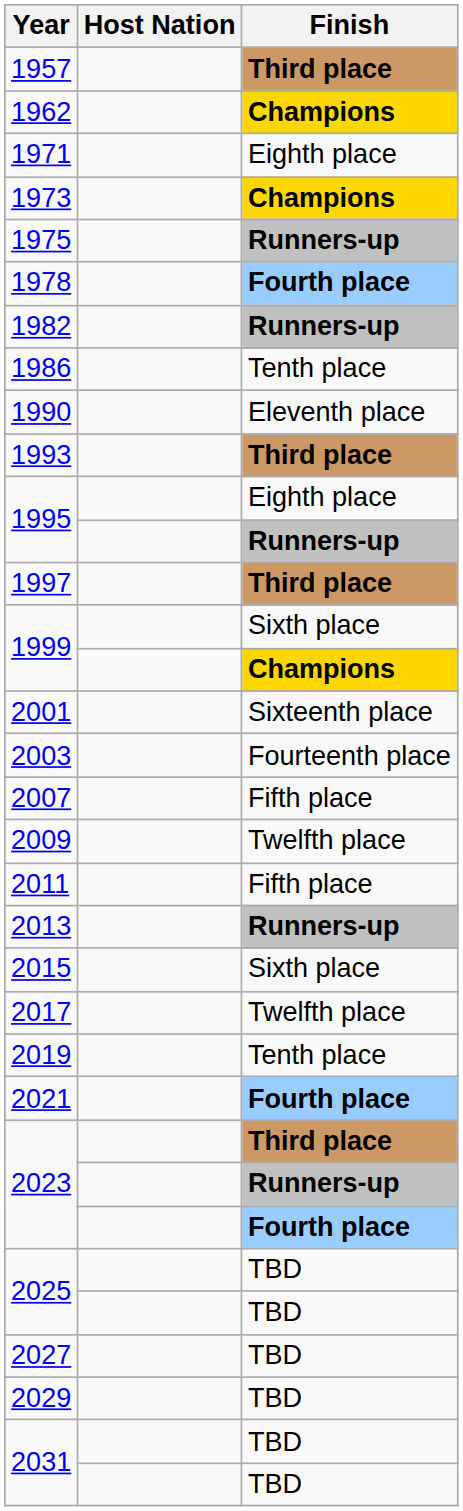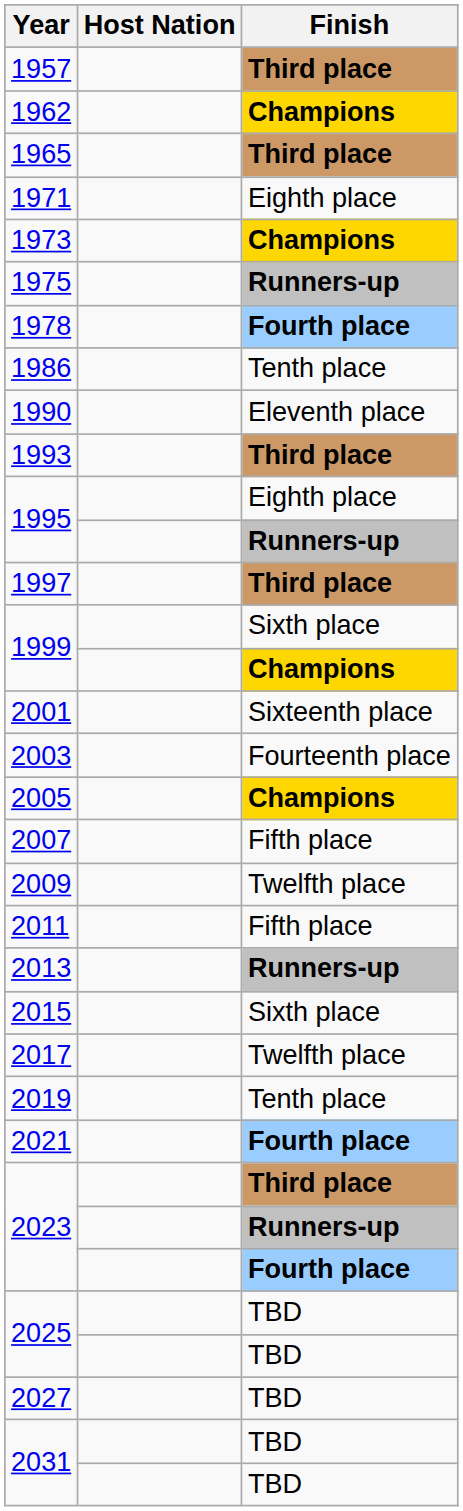+ row: (41, 154)
- row: (41, 326)
+ row: (41, 797)
- row: (41, 1398)
